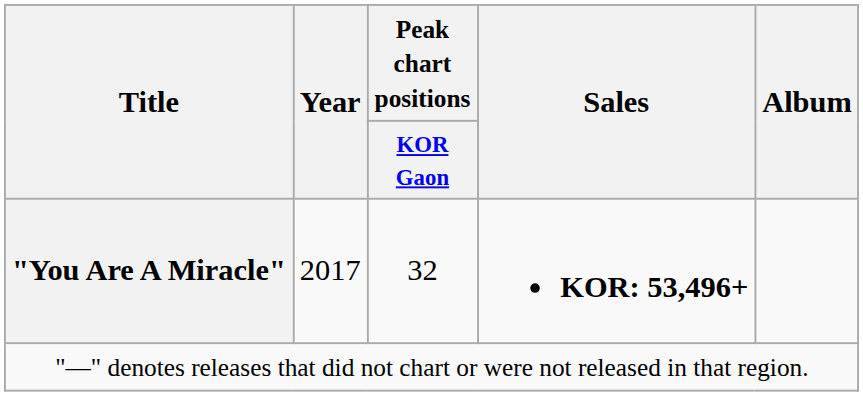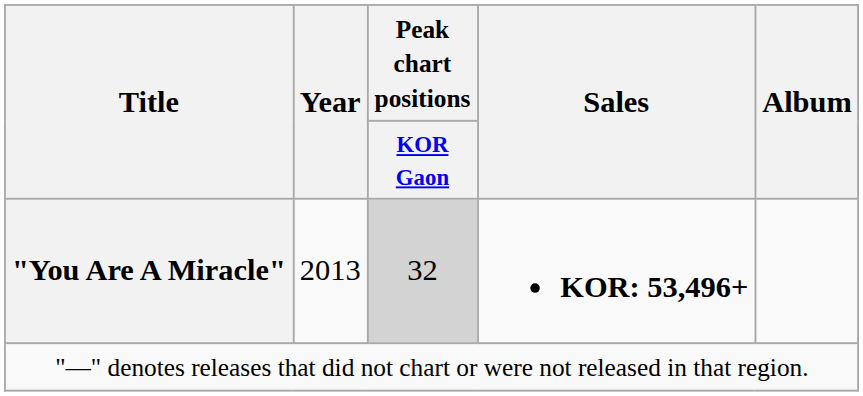(330, 270) 2017 -> (330, 270) 2013
(422, 270) no background -> (422, 270) lightgrey background
